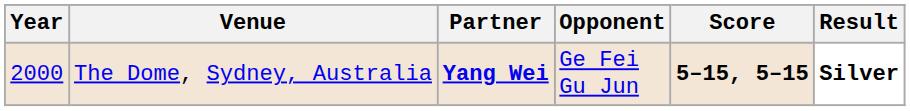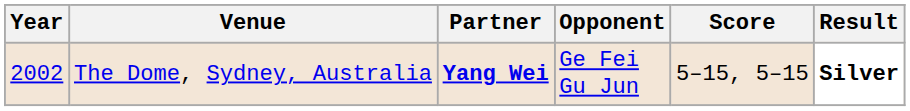(37, 74) 2000 -> (37, 74) 2002
(742, 74) bold -> (742, 74) normal
